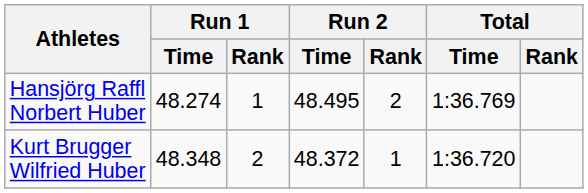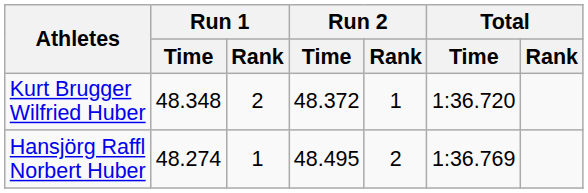rows swapped: (78, 160) <-> (78, 102)
